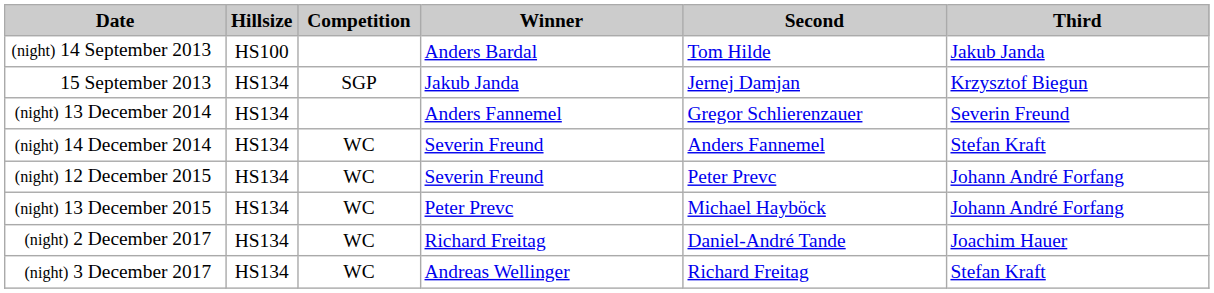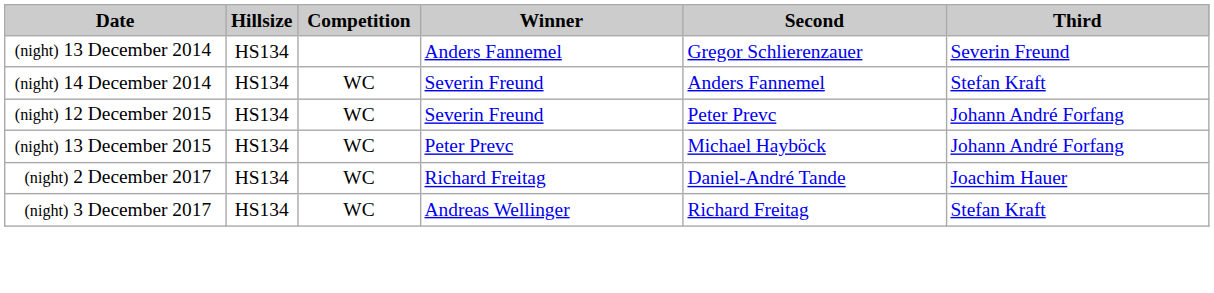- row: (116, 50)
- row: (141, 82)
